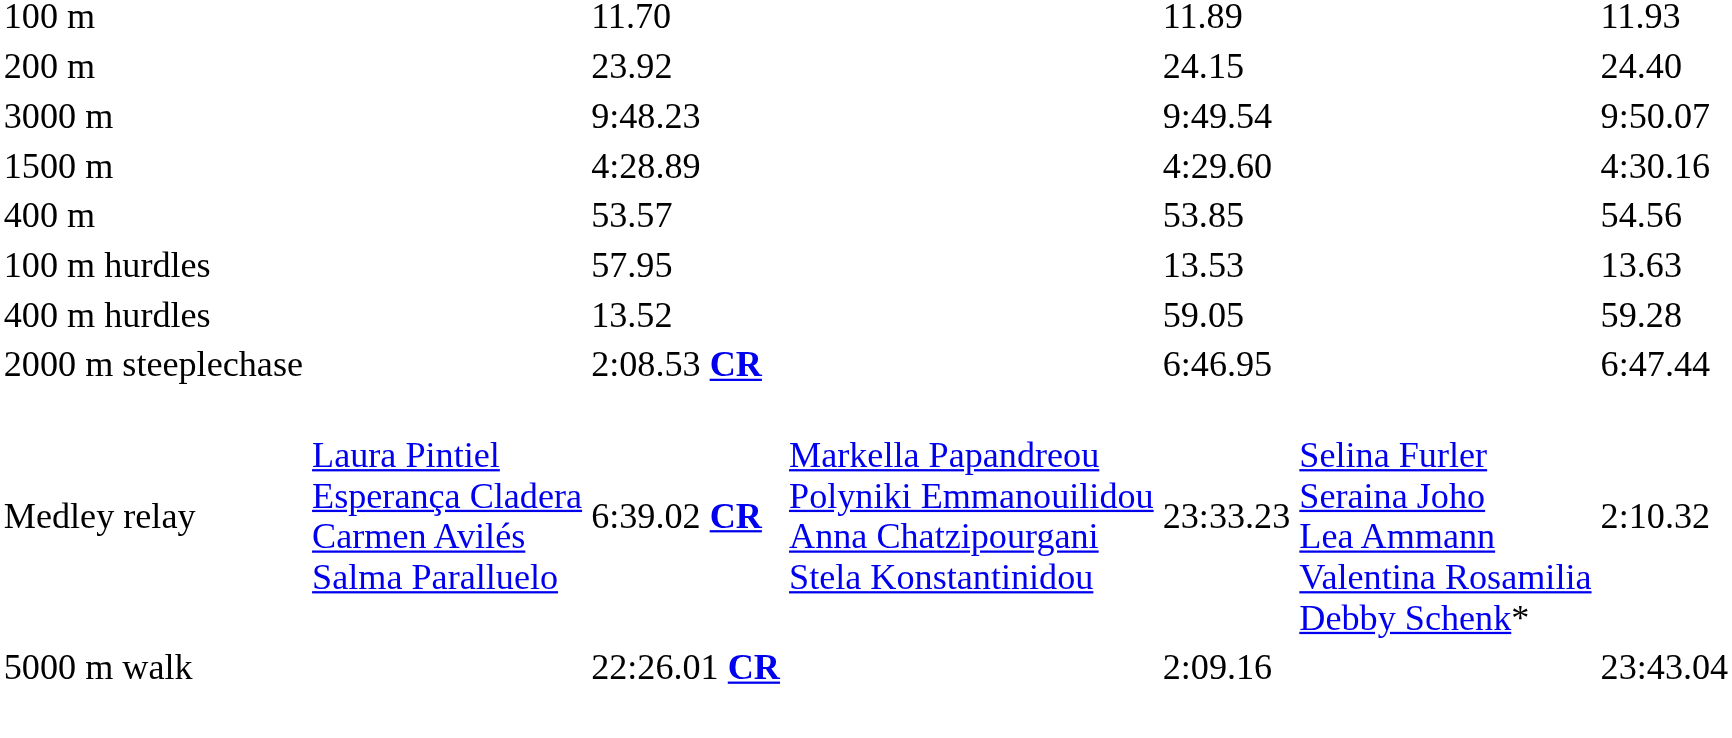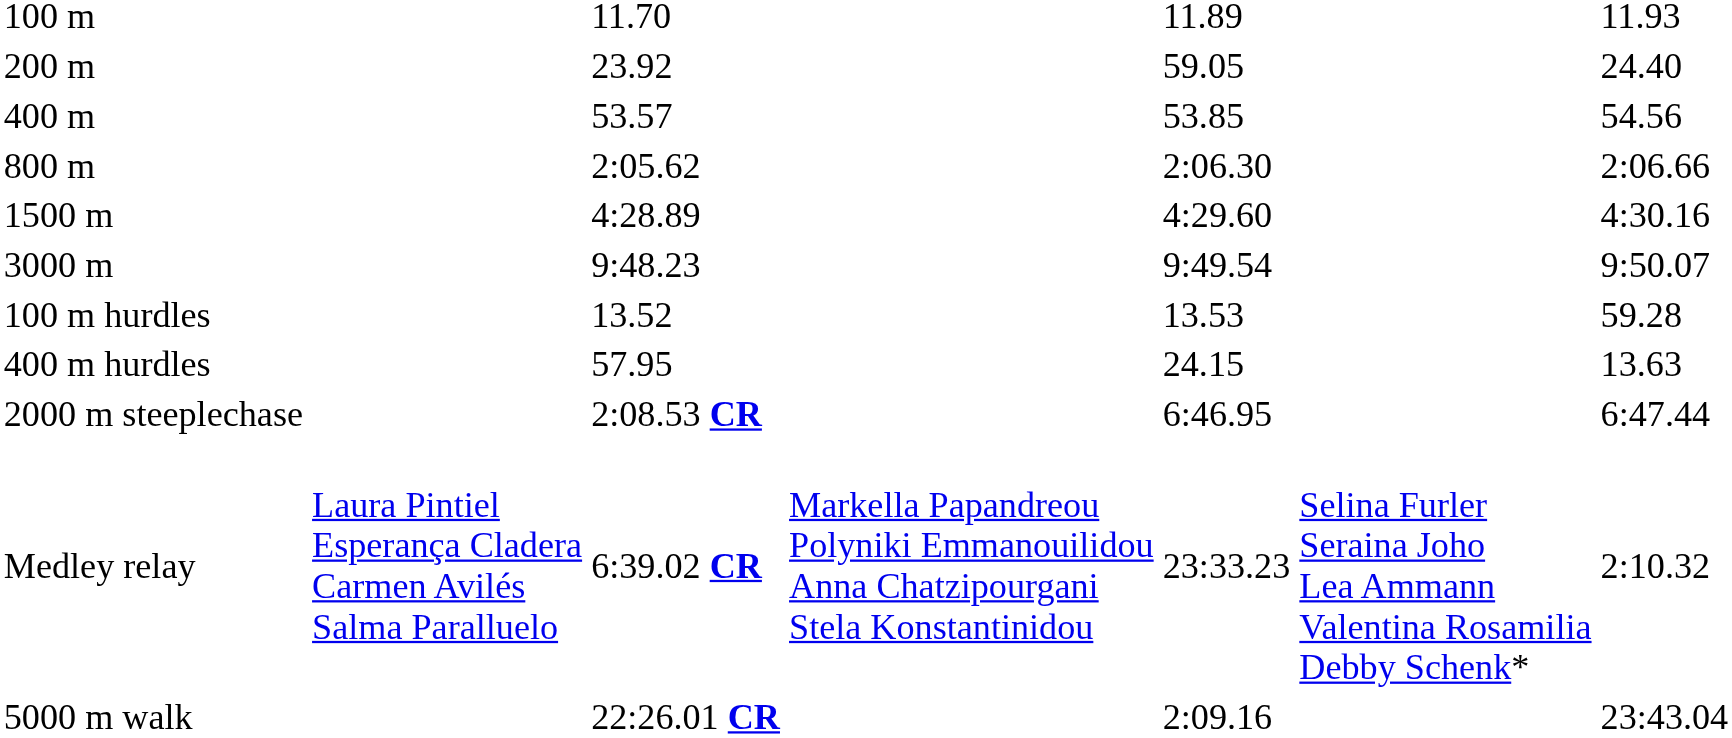(1203, 66) 24.15 -> (1203, 66) 59.05
rows swapped: (49, 215) <-> (59, 115)
+ row: (49, 165)
(632, 265) 57.95 -> (632, 314) 13.52
(1641, 265) 13.63 -> (1641, 314) 59.28
(632, 314) 13.52 -> (632, 364) 57.95
(1203, 314) 59.05 -> (1203, 364) 24.15
(1641, 314) 59.28 -> (1641, 364) 13.63
